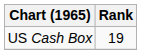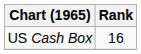(116, 37) 19 -> (116, 37) 16
